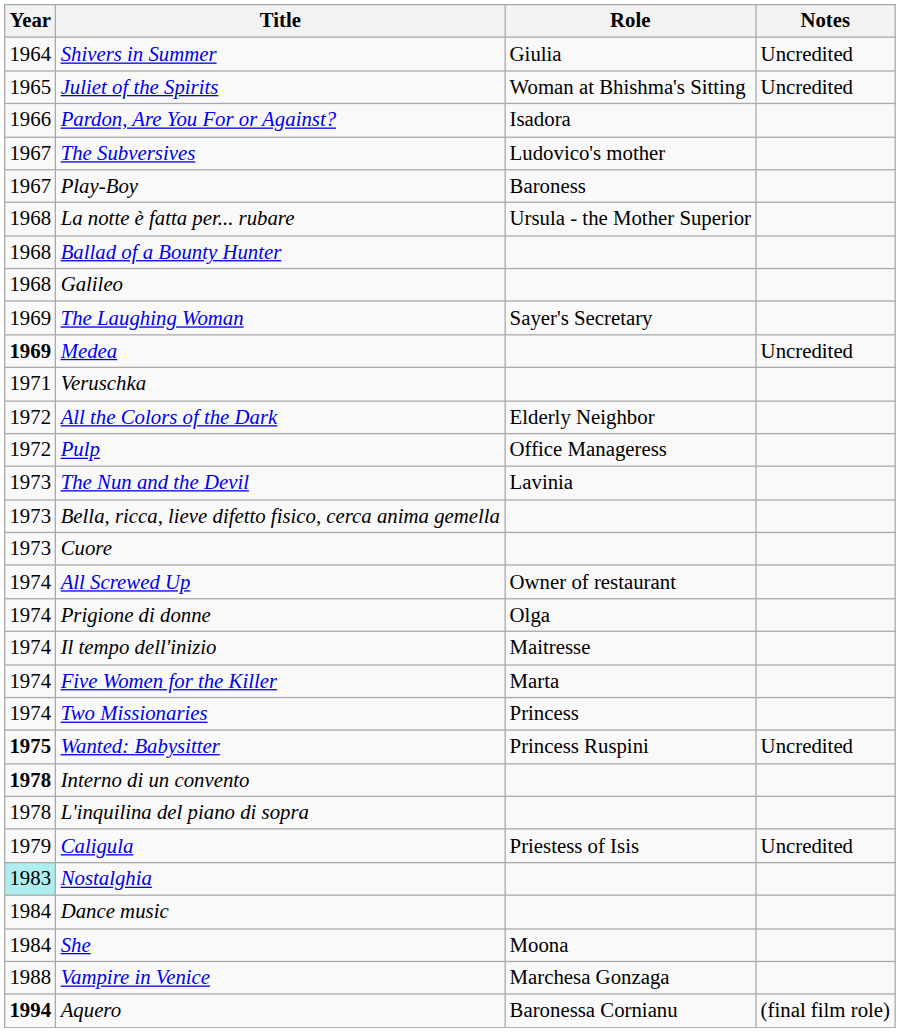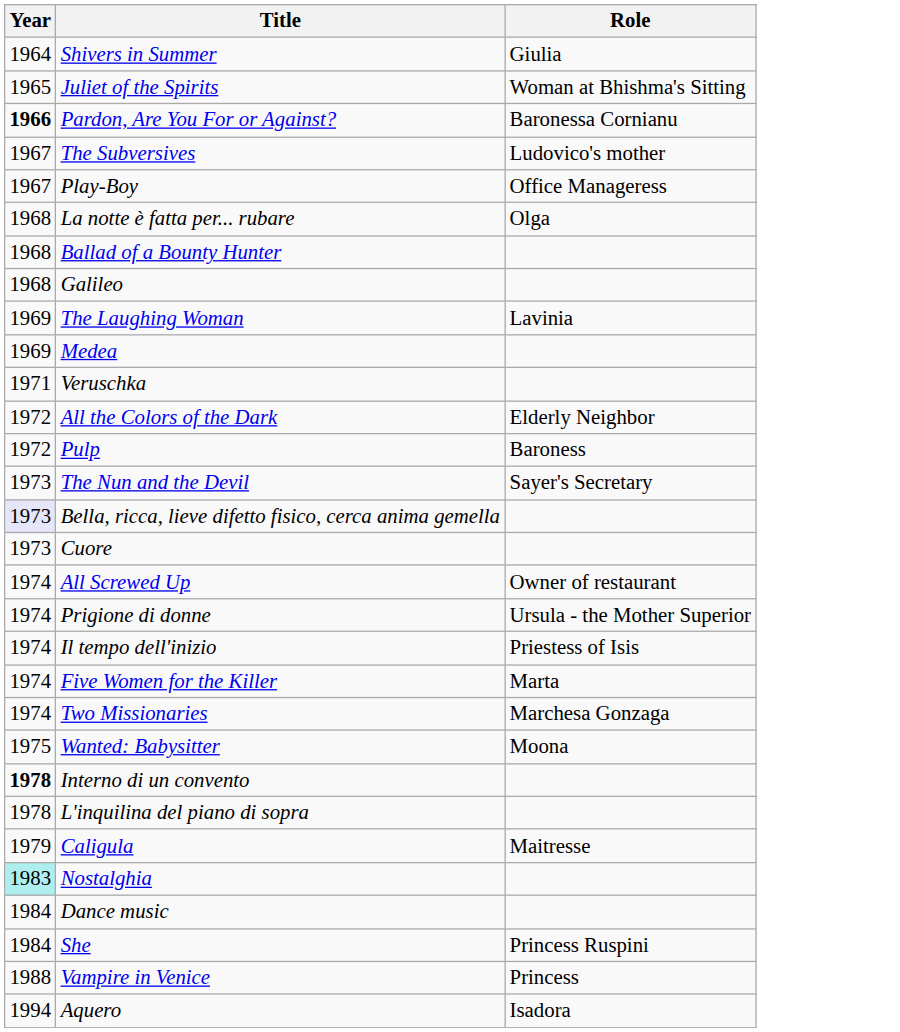- column: (825, 20)
(30, 119) normal -> (30, 119) bold
(540, 119) Isadora -> (594, 119) Baronessa Cornianu
(548, 185) Baroness -> (588, 185) Office Manageress
(630, 218) Ursula - the Mother Superior -> (530, 218) Olga
(581, 317) Sayer's Secretary -> (541, 317) Lavinia
(30, 350) bold -> (30, 350) normal
(588, 449) Office Manageress -> (548, 449) Baroness
(541, 482) Lavinia -> (581, 482) Sayer's Secretary
(30, 515) no background -> (30, 515) lavender background
(530, 614) Olga -> (630, 614) Ursula - the Mother Superior
(550, 647) Maitresse -> (574, 647) Priestess of Isis
(544, 713) Princess -> (590, 713) Marchesa Gonzaga
(30, 746) bold -> (30, 746) normal
(579, 746) Princess Ruspini -> (539, 746) Moona
(574, 845) Priestess of Isis -> (550, 845) Maitresse
(539, 944) Moona -> (579, 944) Princess Ruspini
(590, 977) Marchesa Gonzaga -> (544, 977) Princess
(30, 1010) bold -> (30, 1010) normal
(594, 1010) Baronessa Cornianu -> (540, 1010) Isadora
